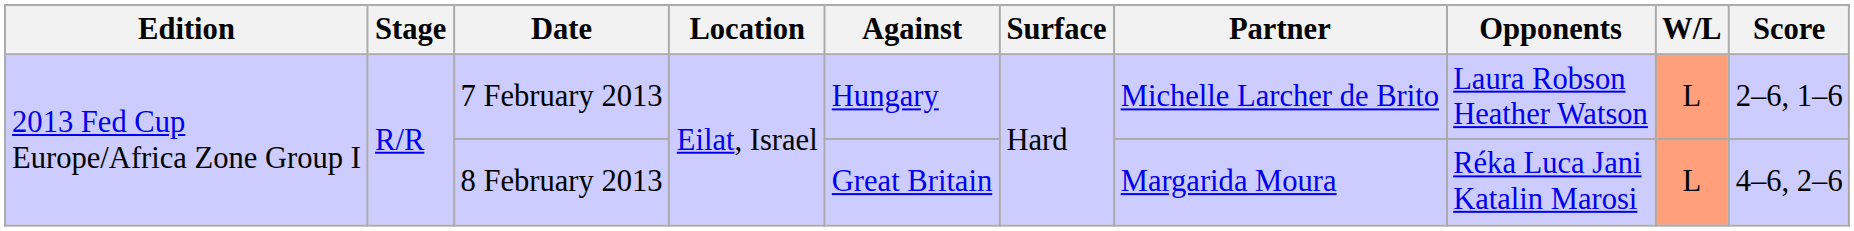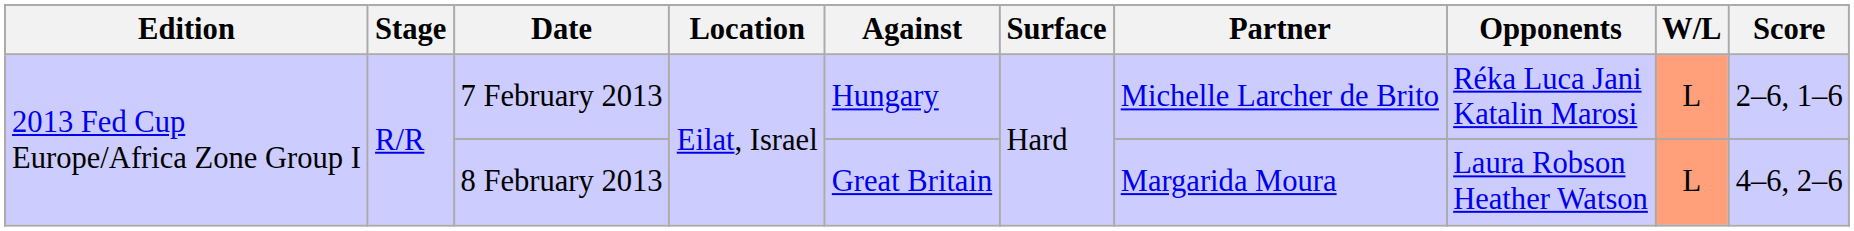(1551, 96) Laura Robson Heather Watson -> (1547, 96) Réka Luca Jani Katalin Marosi
(1547, 181) Réka Luca Jani Katalin Marosi -> (1551, 181) Laura Robson Heather Watson
